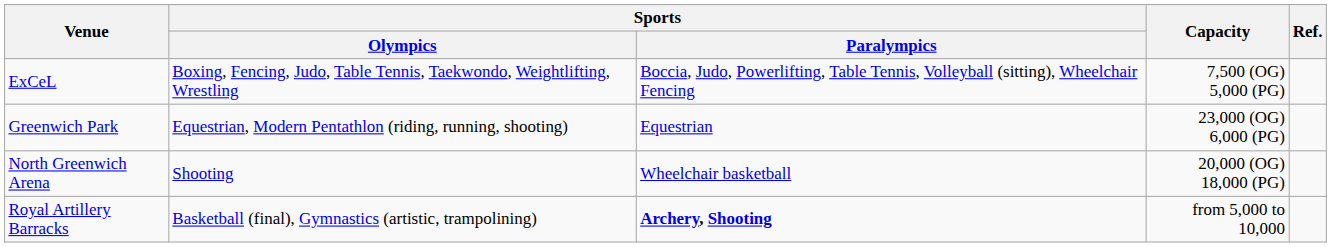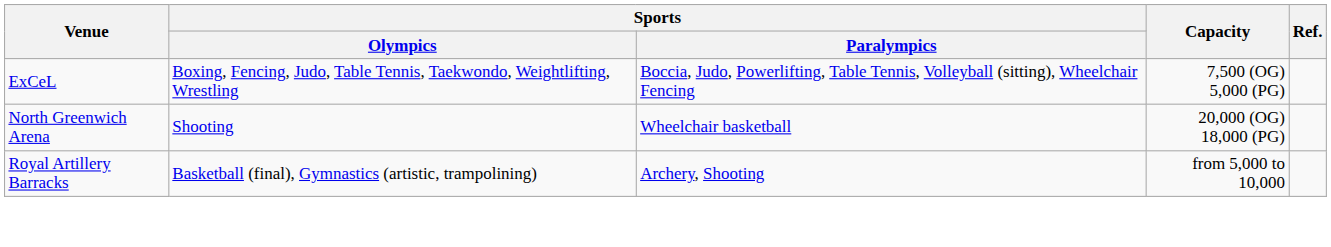- row: (63, 127)
(706, 219) bold -> (702, 173) normal
